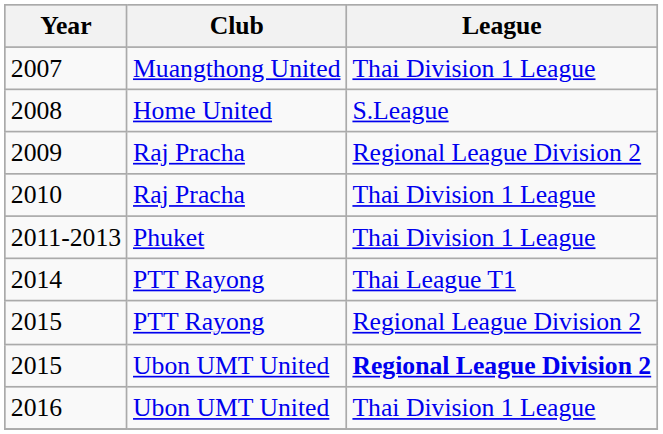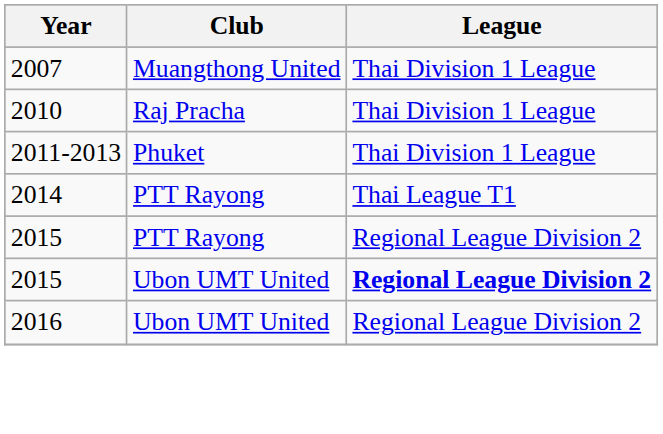- row: (36, 110)
- row: (36, 152)
(474, 407) Thai Division 1 League -> (497, 322) Regional League Division 2
